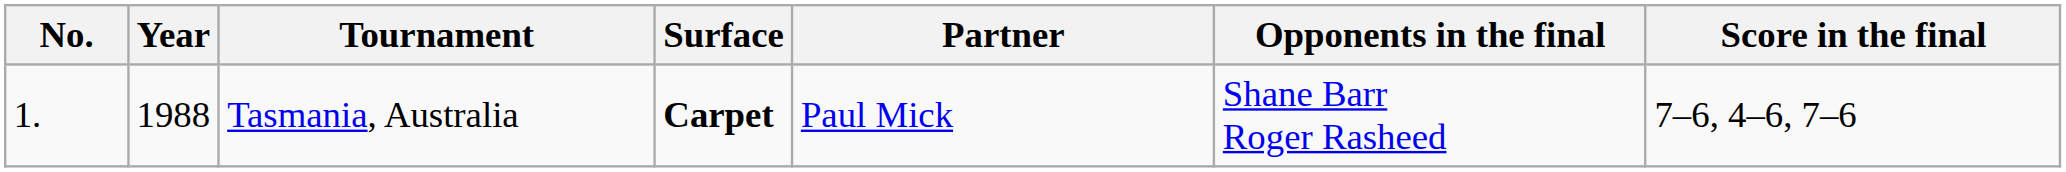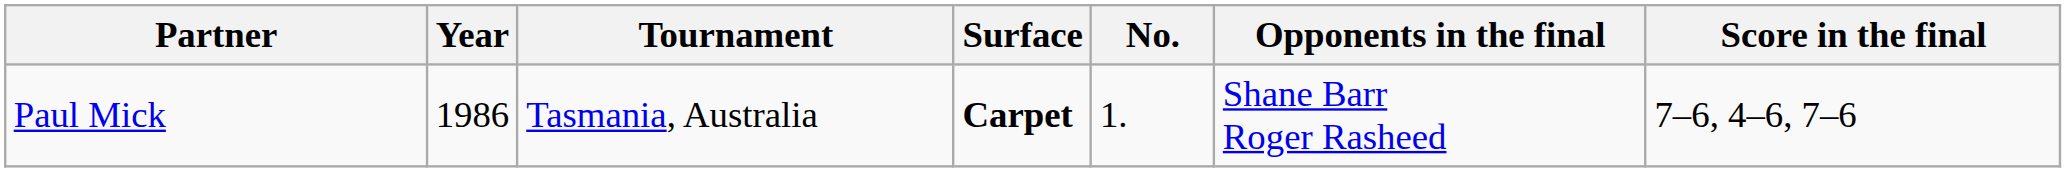columns swapped: (67, 33) <-> (1003, 33)
(173, 114) 1988 -> (472, 114) 1986
